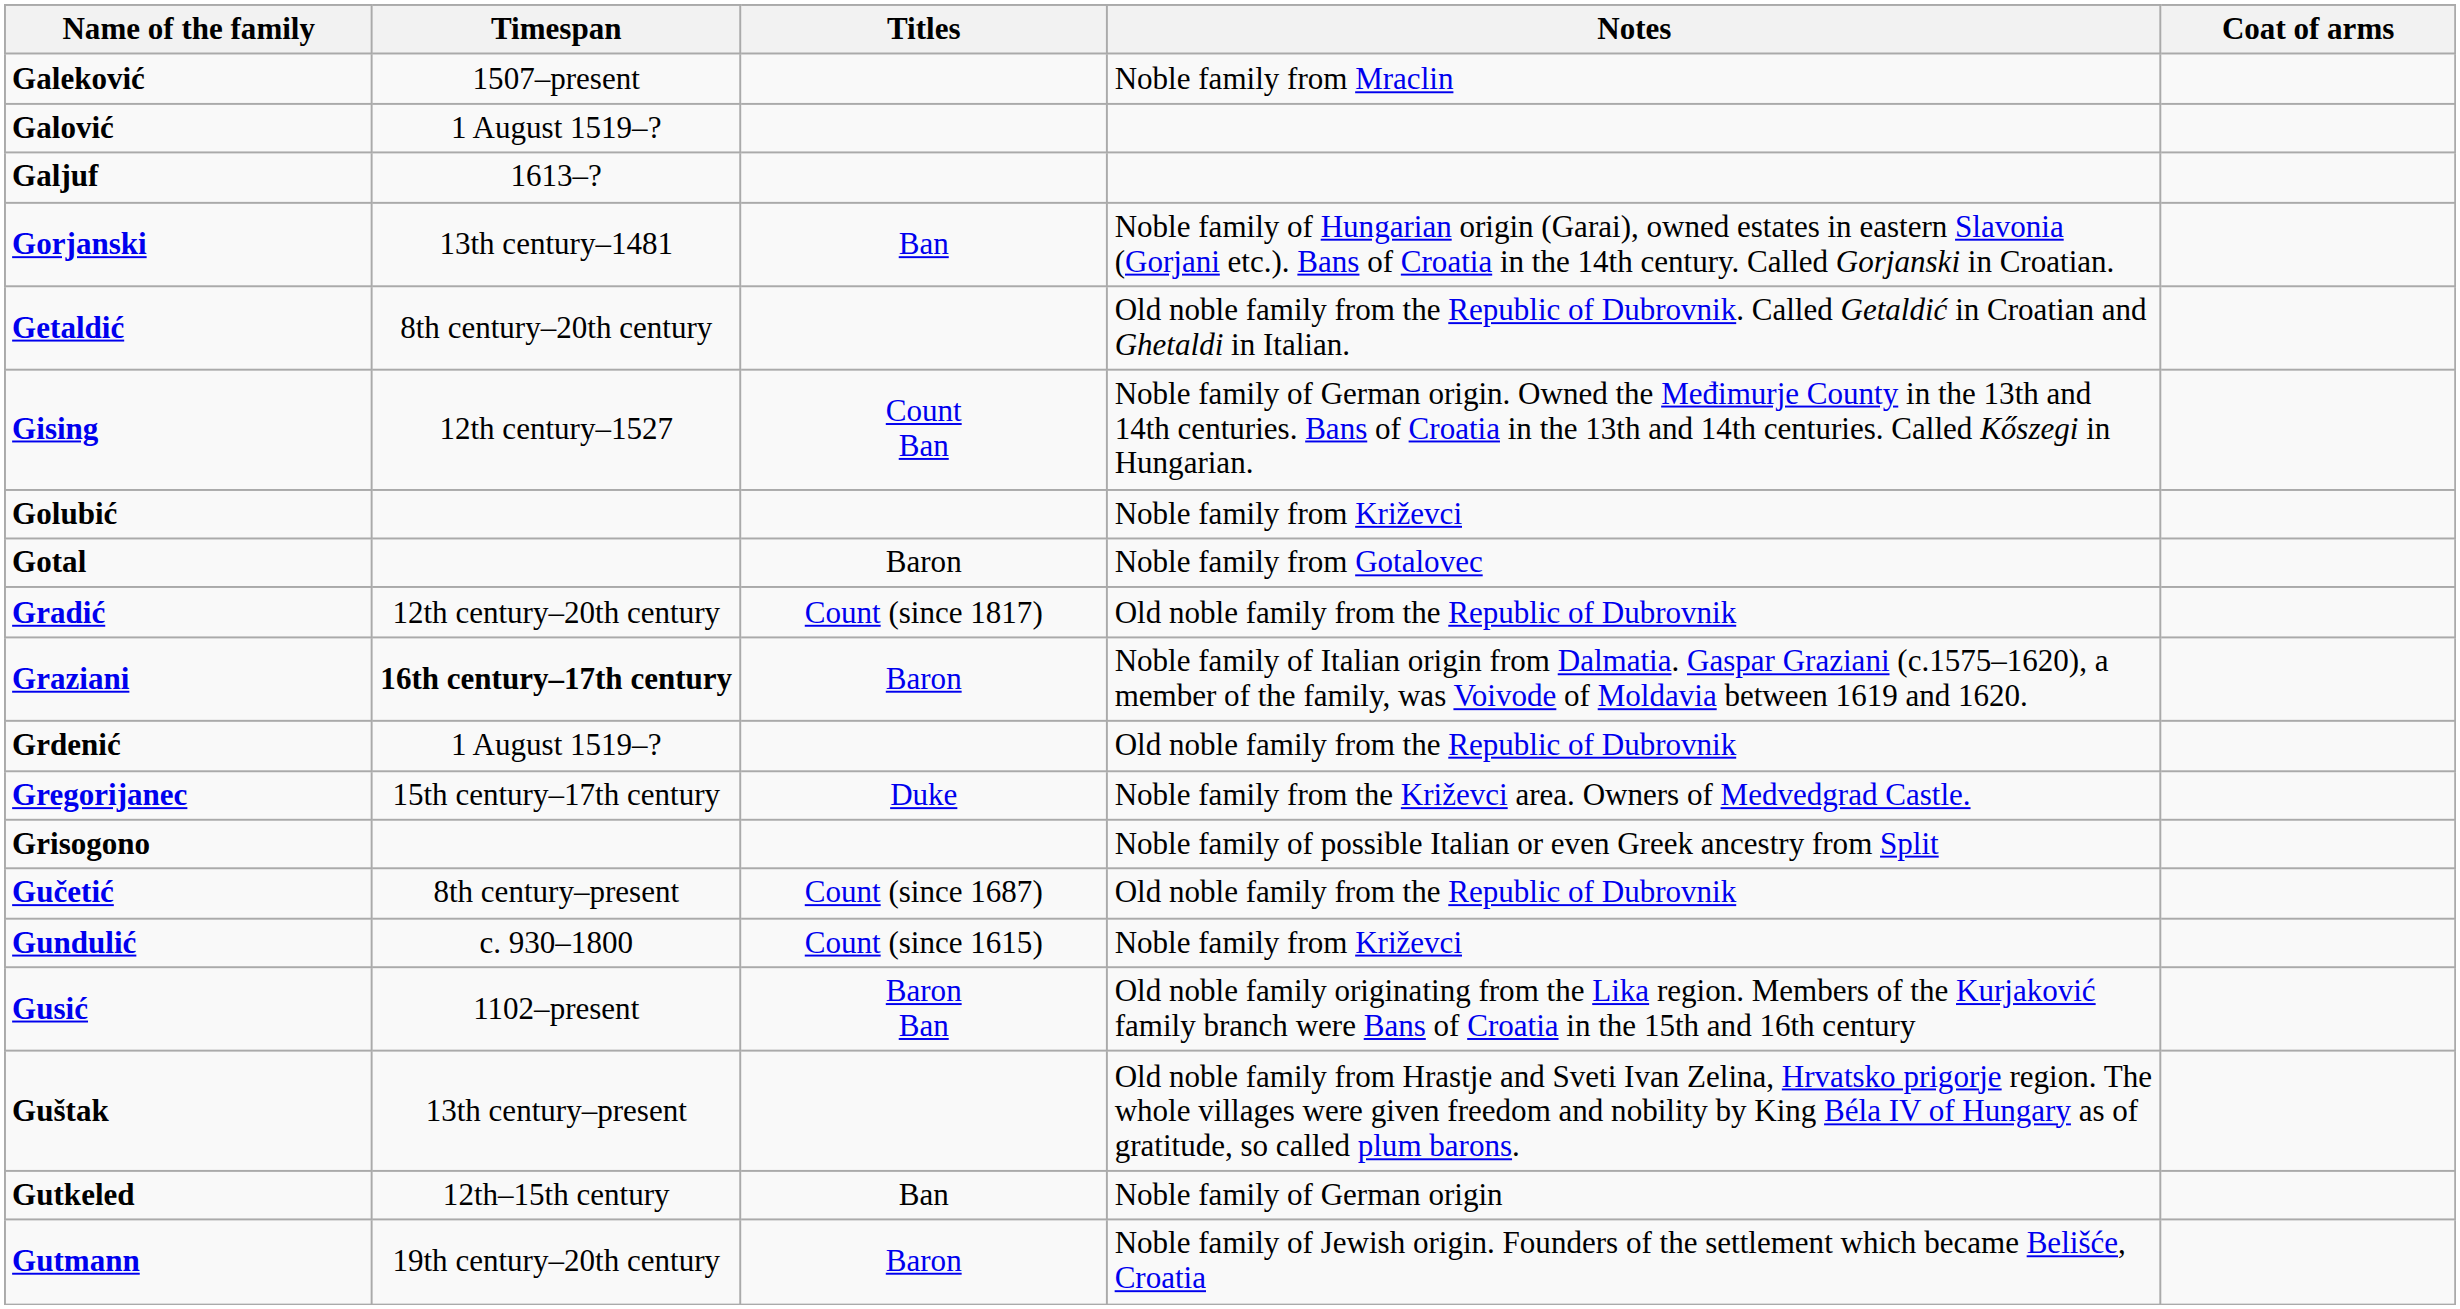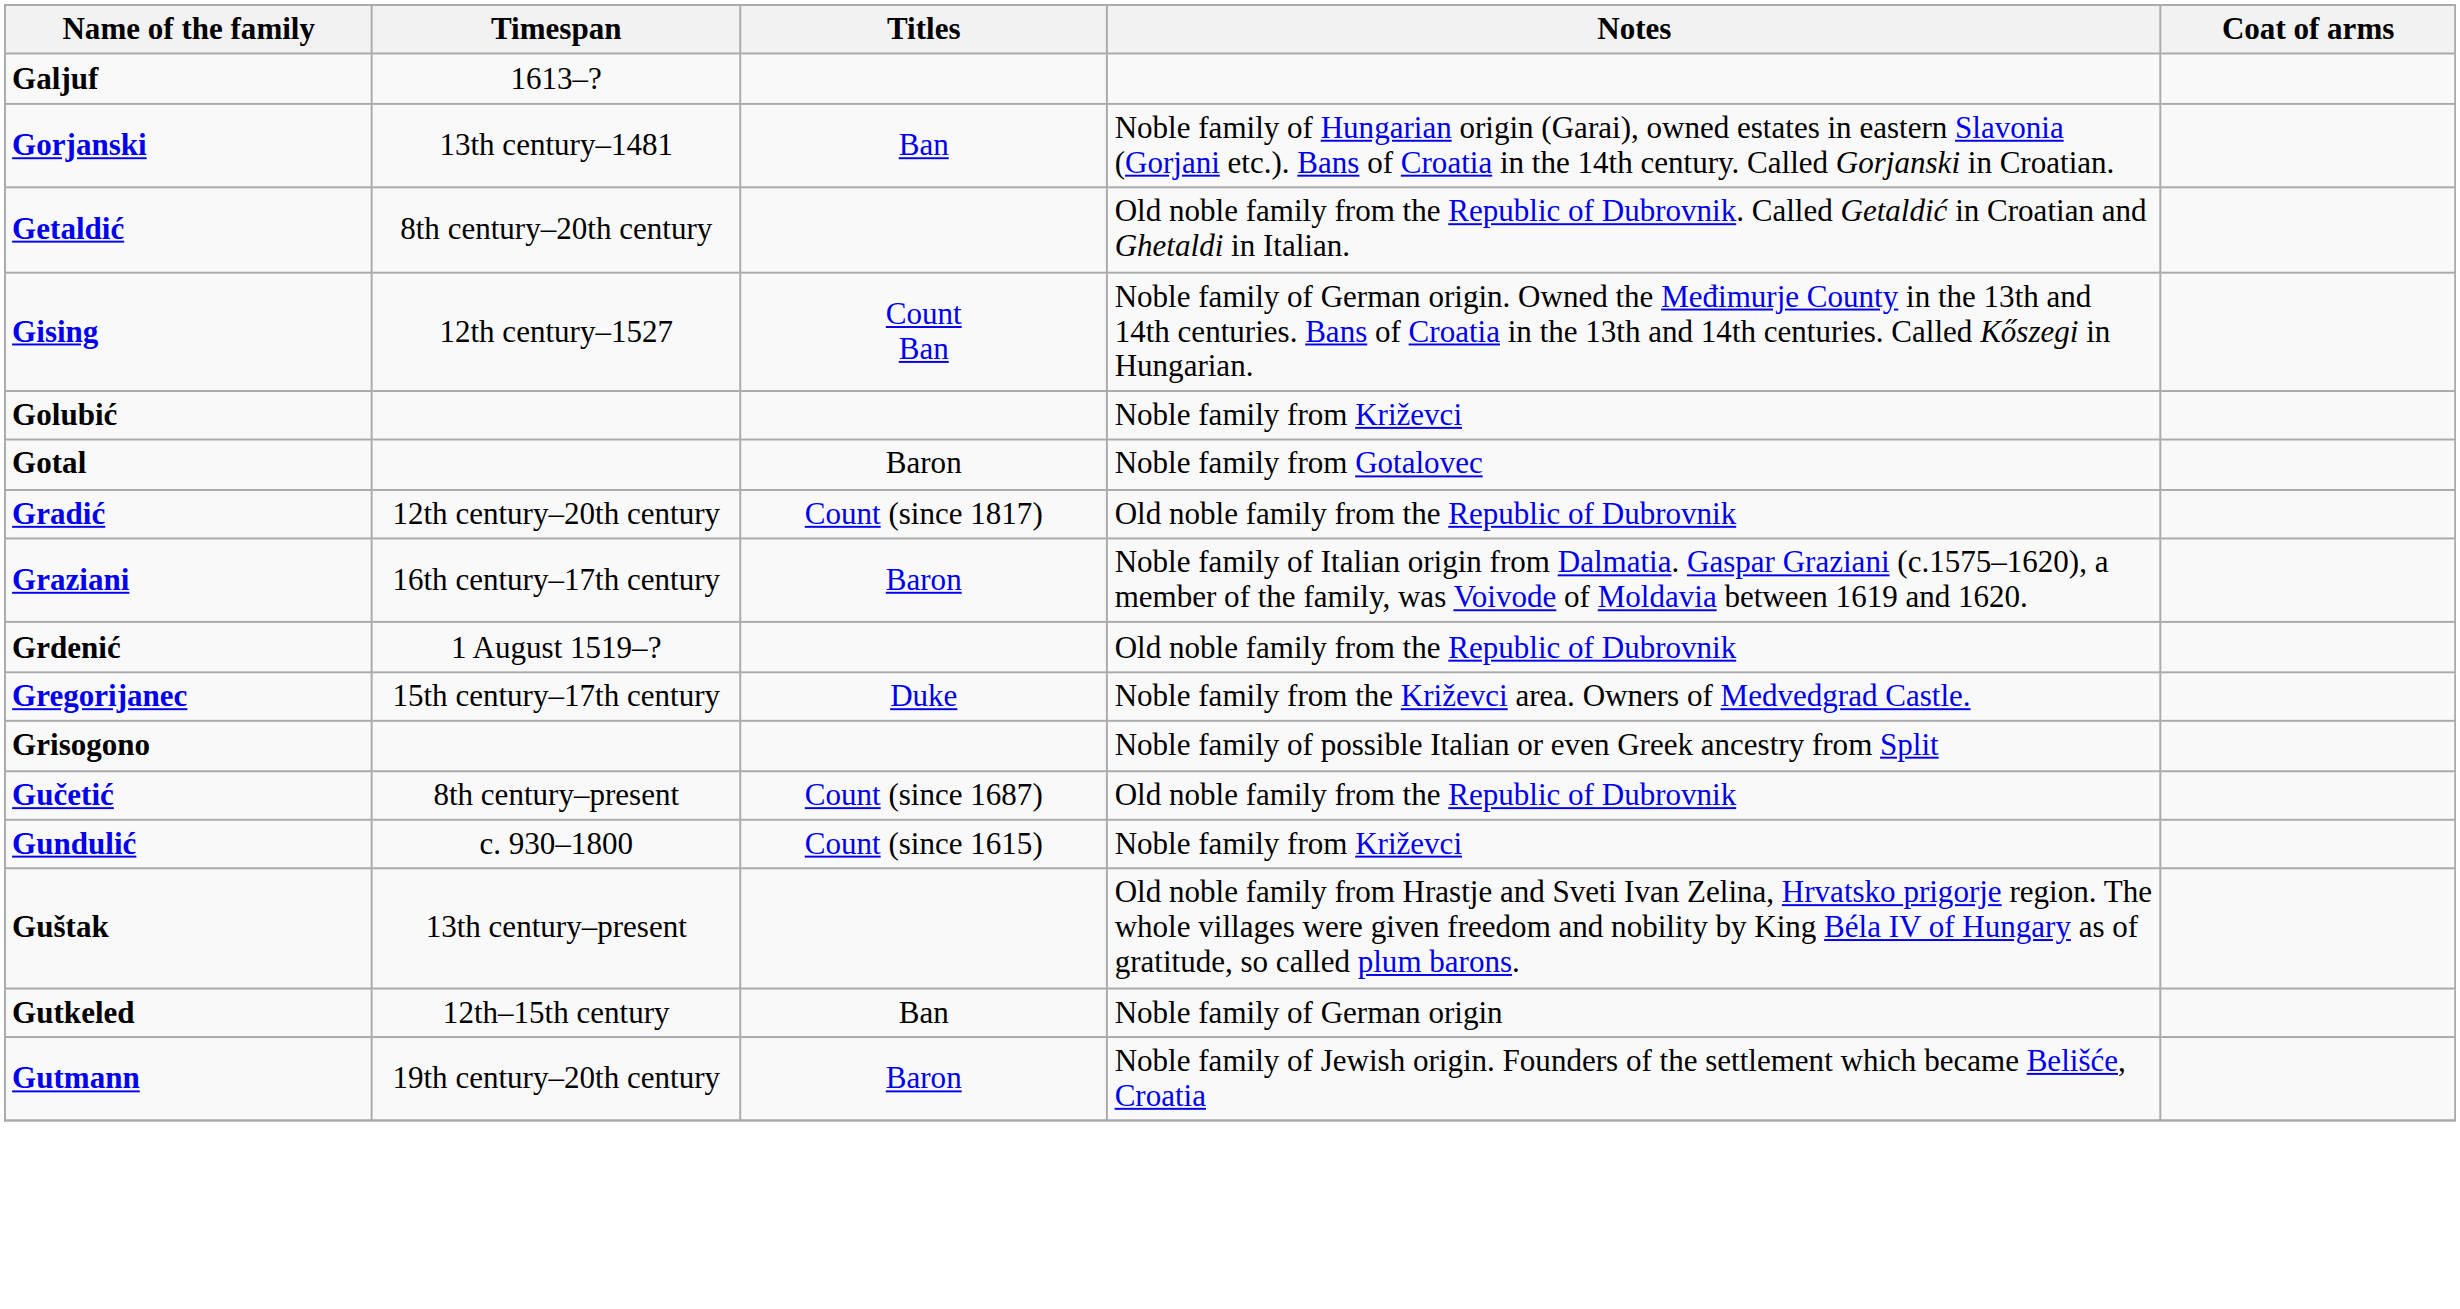- row: (79, 78)
- row: (63, 127)
(556, 678) bold -> (556, 580) normal
- row: (50, 1008)
